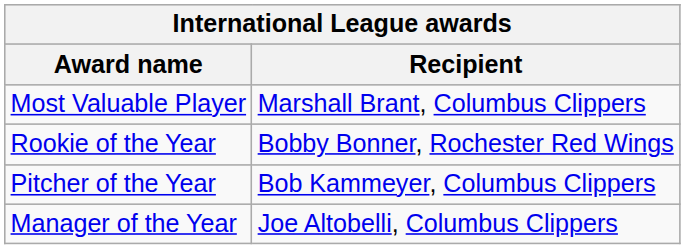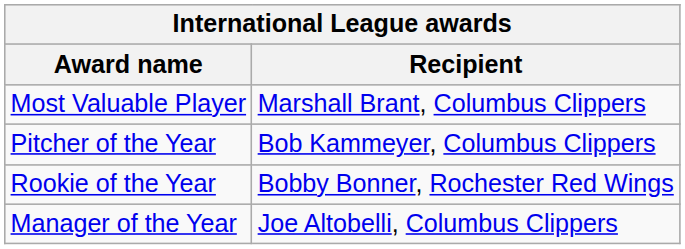rows swapped: (113, 183) <-> (113, 143)
